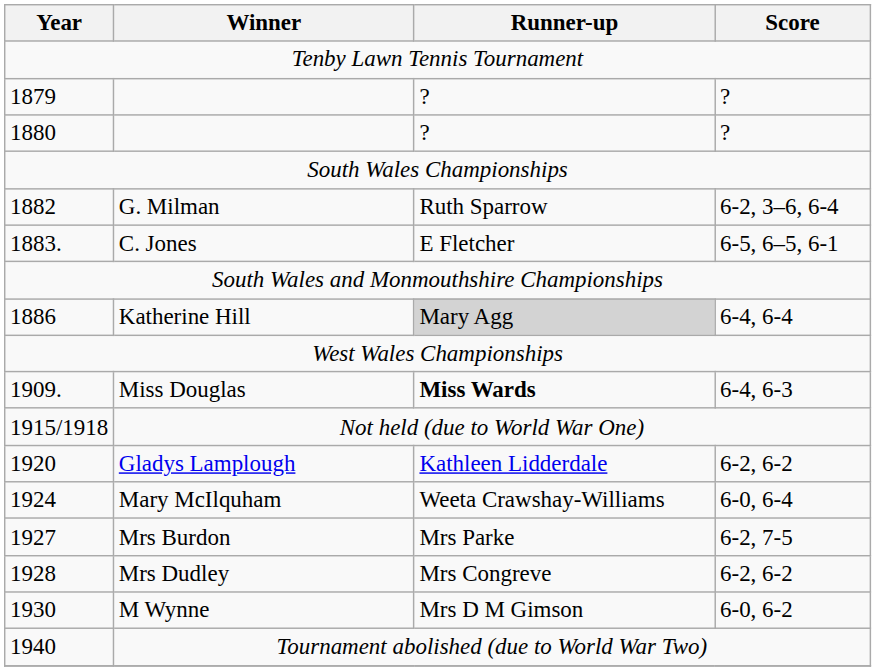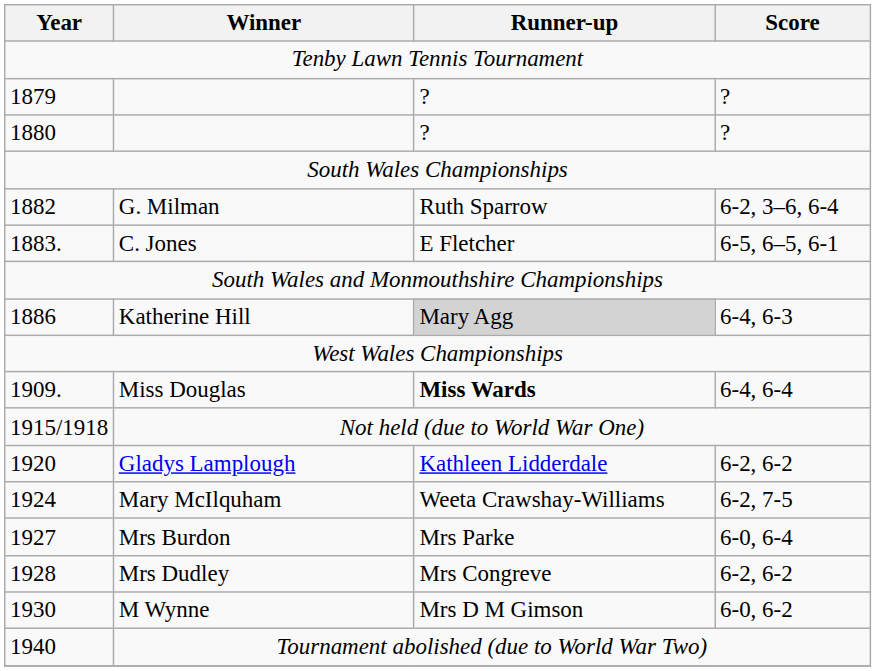(756, 316) 6-4, 6-4 -> (756, 316) 6-4, 6-3
(756, 389) 6-4, 6-3 -> (756, 389) 6-4, 6-4
(756, 499) 6-0, 6-4 -> (756, 499) 6-2, 7-5
(756, 536) 6-2, 7-5 -> (756, 536) 6-0, 6-4
